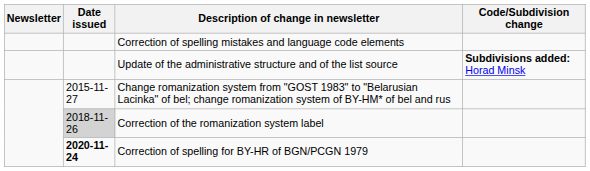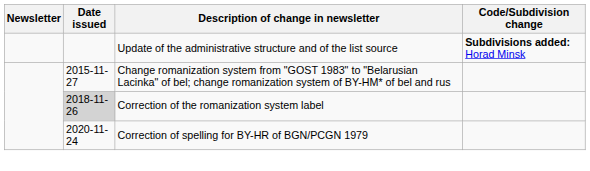- row: (261, 42)
(87, 152) bold -> (87, 135) normal
